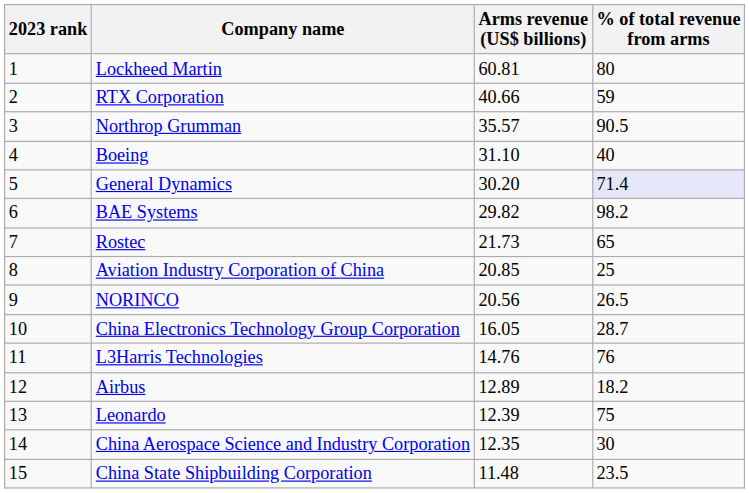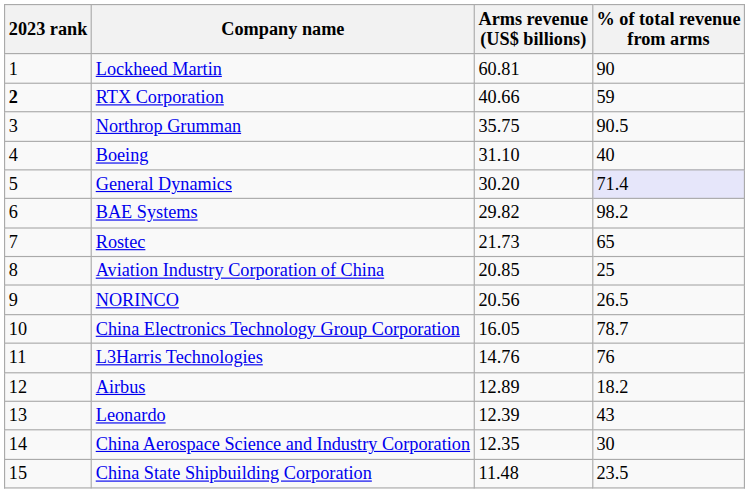(606, 68) 80 -> (606, 68) 90
(13, 97) normal -> (13, 97) bold
(499, 126) 35.57 -> (499, 126) 35.75
(612, 328) 28.7 -> (612, 328) 78.7
(606, 415) 75 -> (606, 415) 43
